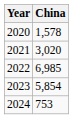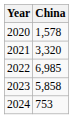(48, 50) 3,020 -> (48, 50) 3,320
(48, 86) 5,854 -> (48, 86) 5,858
